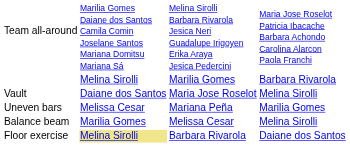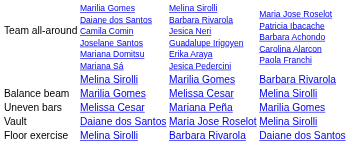rows swapped: (15, 94) <-> (37, 122)
(109, 136) khaki background -> (109, 136) no background
